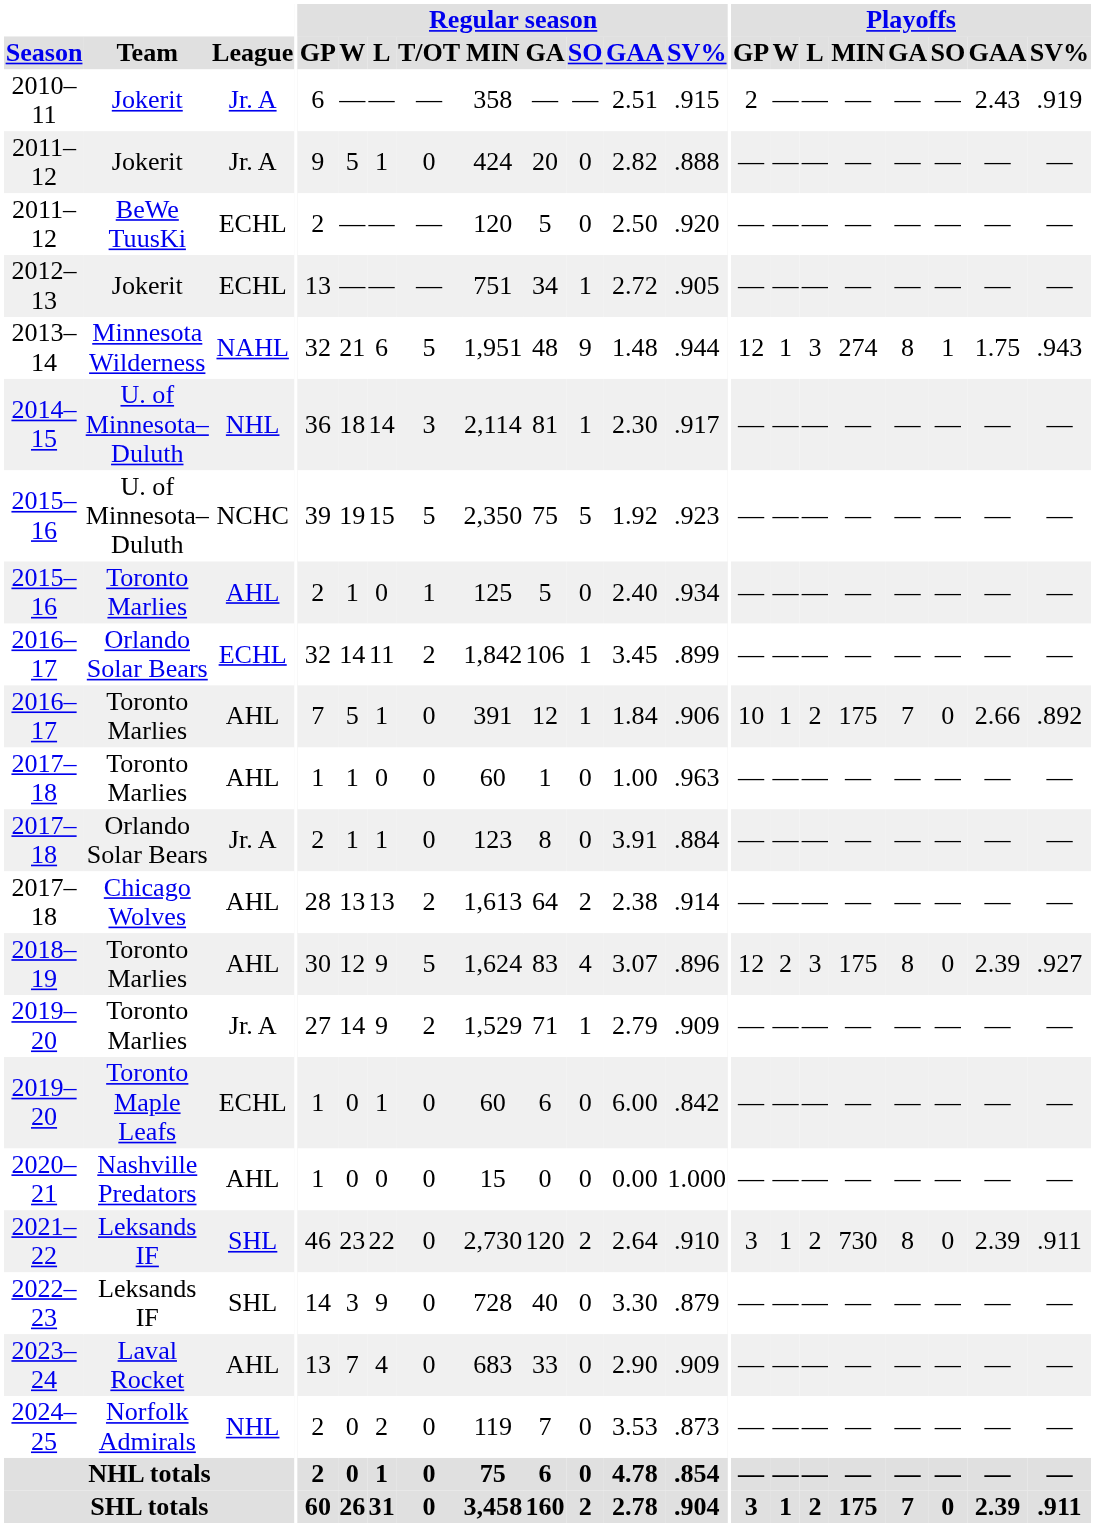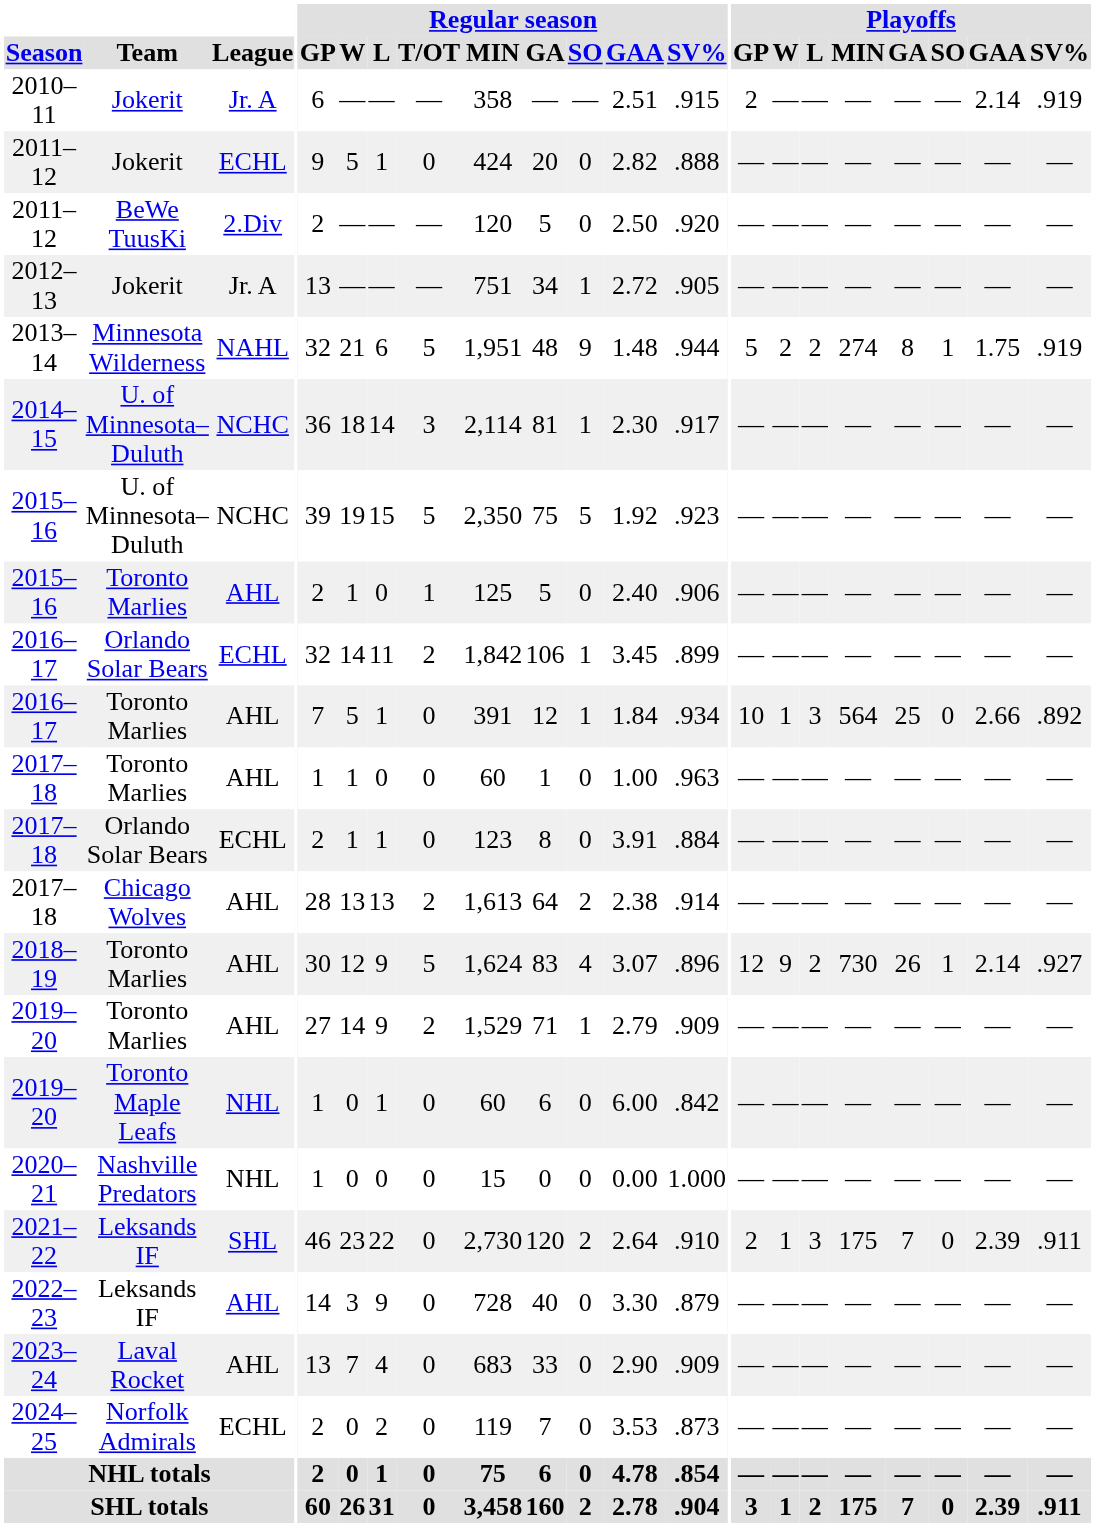(997, 99) 2.43 -> (997, 99) 2.14
(253, 161) Jr. A -> (253, 161) ECHL
(253, 223) ECHL -> (253, 223) 2.Div
(253, 285) ECHL -> (253, 285) Jr. A
(751, 347) 12 -> (751, 347) 5
(786, 347) 1 -> (786, 347) 2
(815, 347) 3 -> (815, 347) 2
(1059, 347) .943 -> (1059, 347) .919
(253, 424) NHL -> (253, 424) NCHC
(697, 592) .934 -> (697, 592) .906
(697, 715) .906 -> (697, 715) .934
(815, 715) 2 -> (815, 715) 3
(858, 715) 175 -> (858, 715) 564
(908, 715) 7 -> (908, 715) 25
(253, 839) Jr. A -> (253, 839) ECHL
(786, 963) 2 -> (786, 963) 9
(815, 963) 3 -> (815, 963) 2
(858, 963) 175 -> (858, 963) 730
(908, 963) 8 -> (908, 963) 26
(948, 963) 0 -> (948, 963) 1
(997, 963) 2.39 -> (997, 963) 2.14
(253, 1025) Jr. A -> (253, 1025) AHL
(253, 1102) ECHL -> (253, 1102) NHL
(253, 1178) AHL -> (253, 1178) NHL
(751, 1240) 3 -> (751, 1240) 2
(815, 1240) 2 -> (815, 1240) 3
(858, 1240) 730 -> (858, 1240) 175
(908, 1240) 8 -> (908, 1240) 7
(253, 1302) SHL -> (253, 1302) AHL
(253, 1426) NHL -> (253, 1426) ECHL
